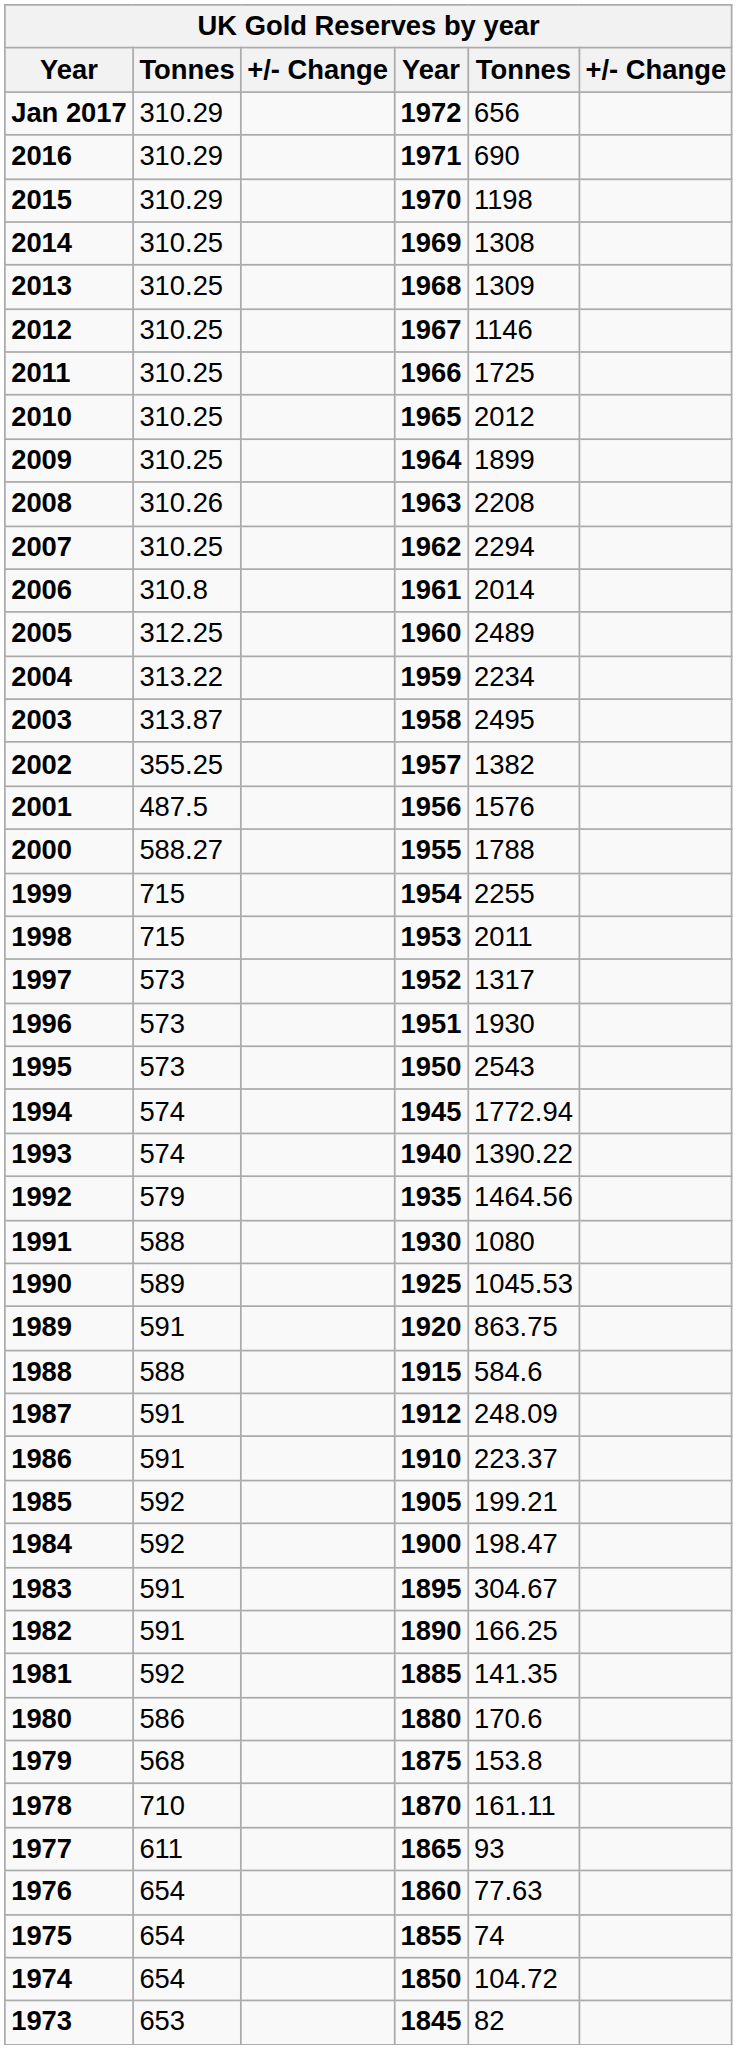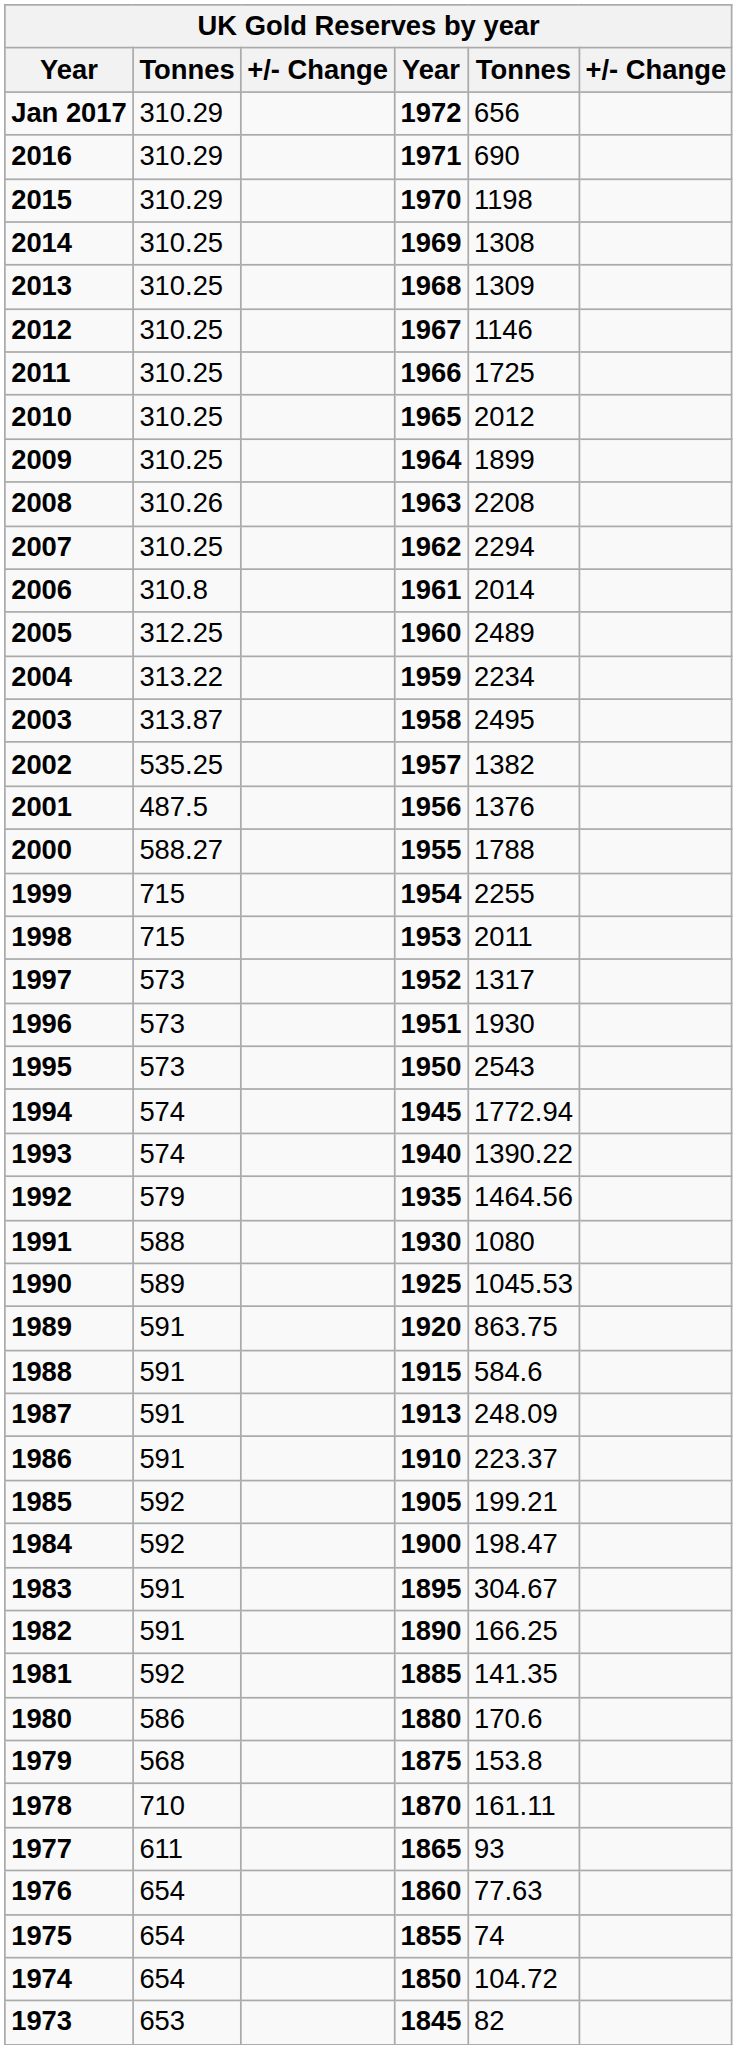(181, 763) 355.25 -> (181, 763) 535.25
(504, 807) 1576 -> (504, 807) 1376
(162, 1371) 588 -> (162, 1371) 591
(431, 1414) 1912 -> (431, 1414) 1913
